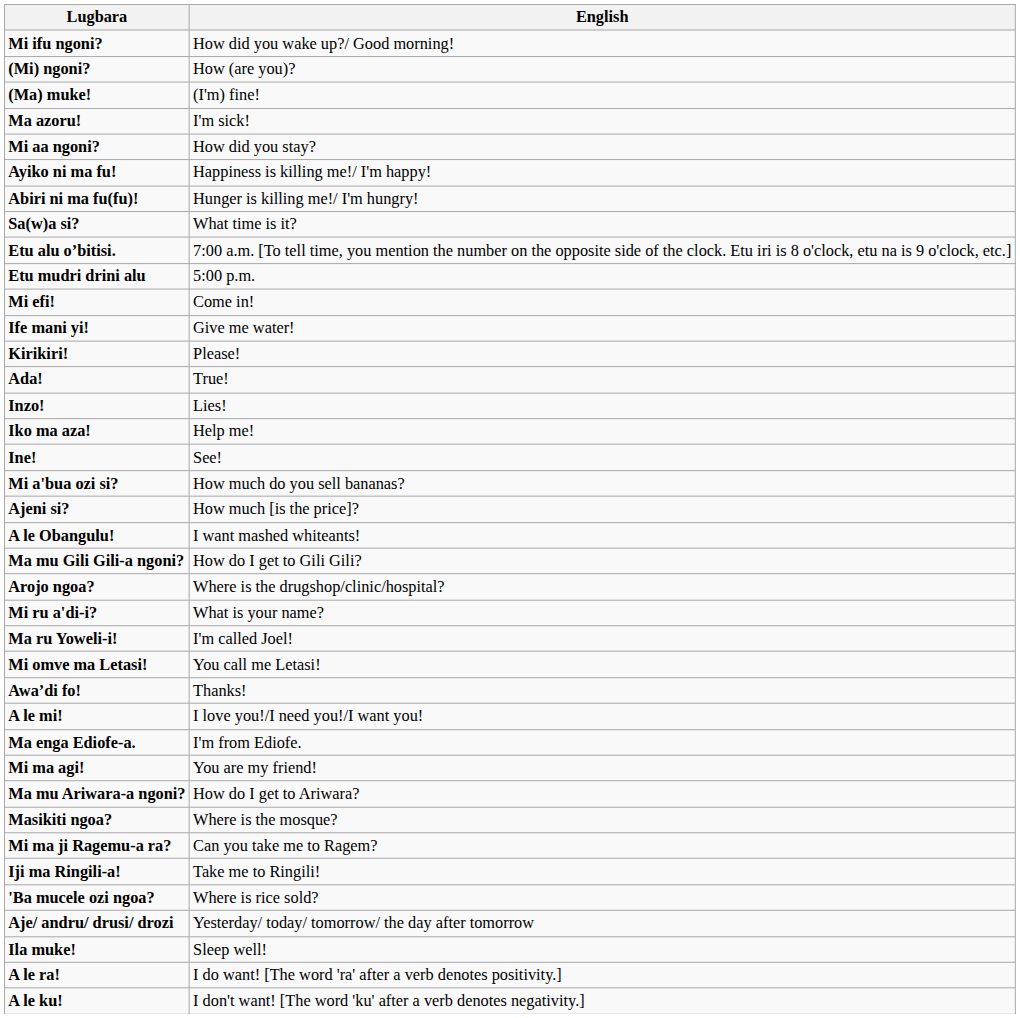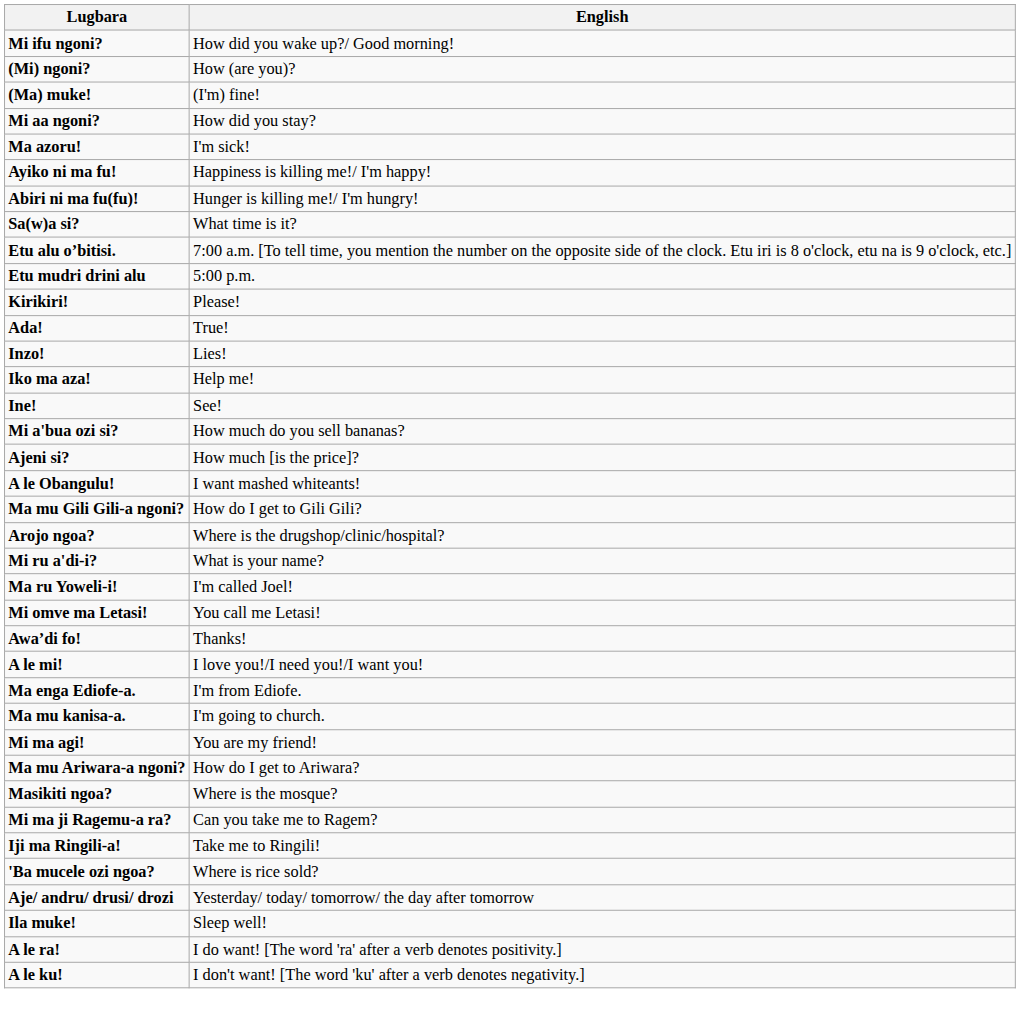rows swapped: (45, 120) <-> (54, 146)
- row: (32, 302)
- row: (49, 328)
+ row: (67, 716)
